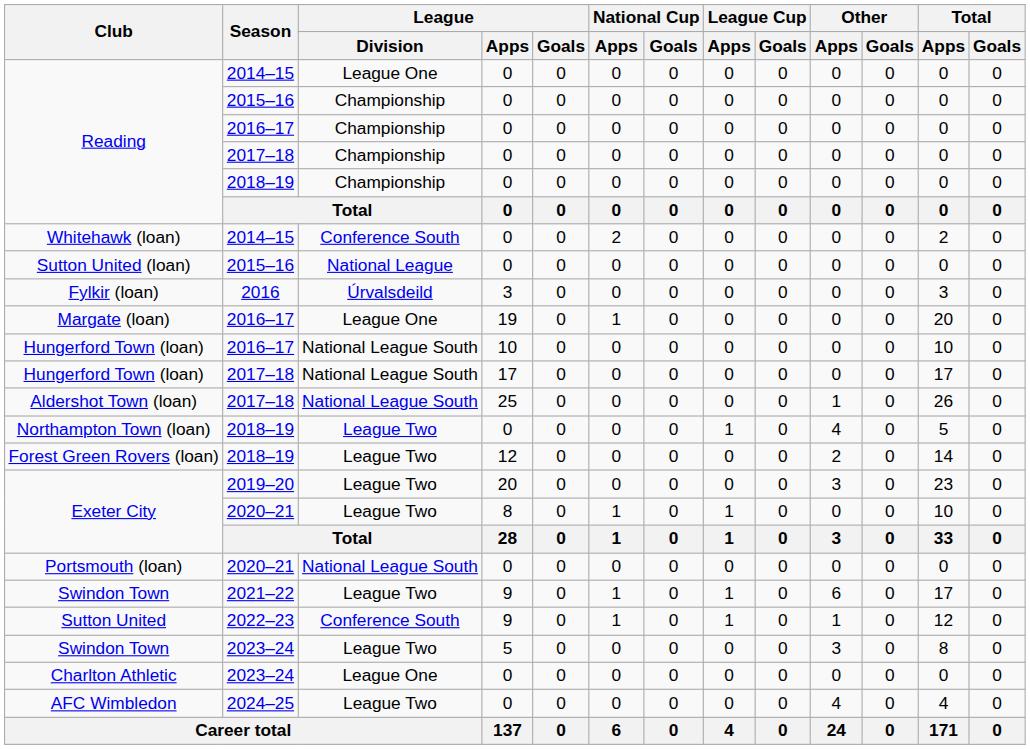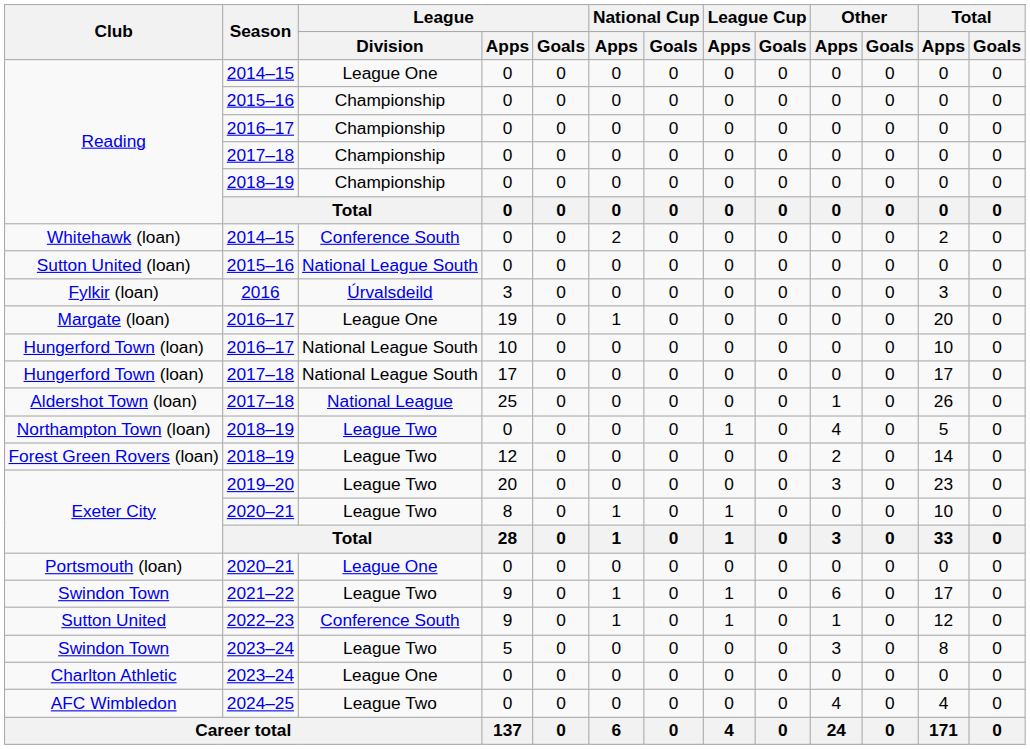(390, 264) National League -> (390, 264) National League South
(390, 401) National League South -> (390, 401) National League
(390, 566) National League South -> (390, 566) League One
